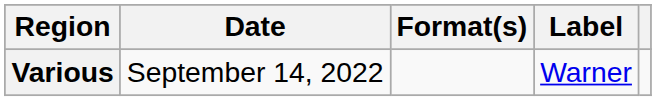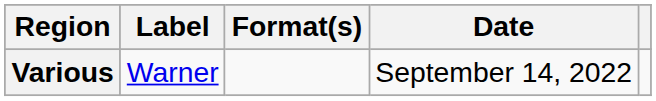columns swapped: (255, 26) <-> (586, 26)
